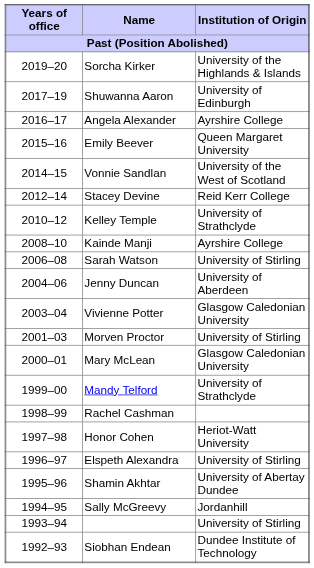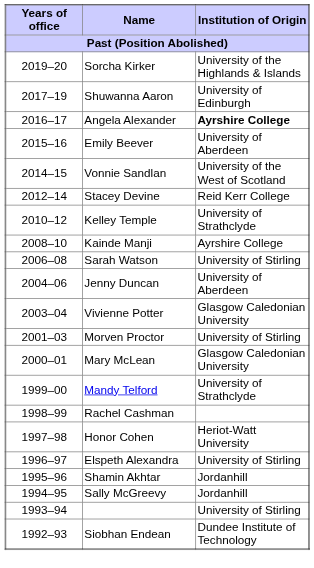(240, 120) normal -> (244, 120) bold
(240, 143) Queen Margaret University -> (230, 143) University of Aberdeen
(251, 483) University of Abertay Dundee -> (223, 477) Jordanhill
